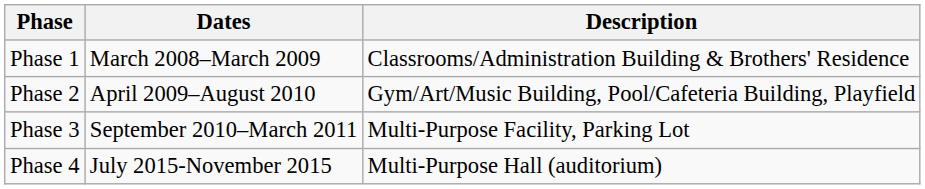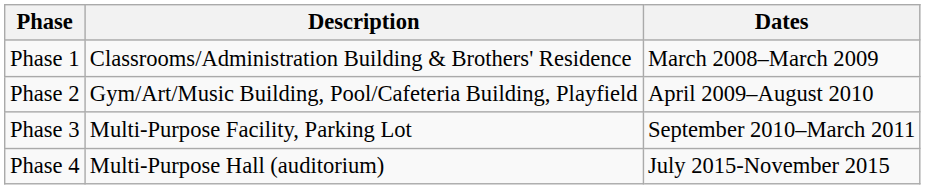columns swapped: (224, 22) <-> (641, 22)
